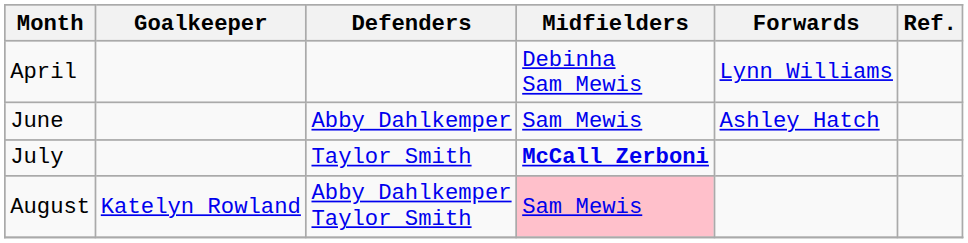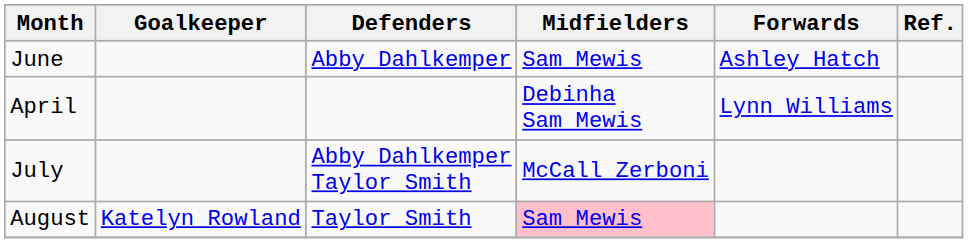rows swapped: (44, 72) <-> (37, 121)
(392, 157) Taylor Smith -> (412, 170) Abby Dahlkemper Taylor Smith
(616, 157) bold -> (616, 170) normal
(412, 206) Abby Dahlkemper Taylor Smith -> (392, 219) Taylor Smith
